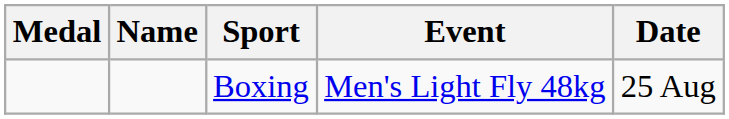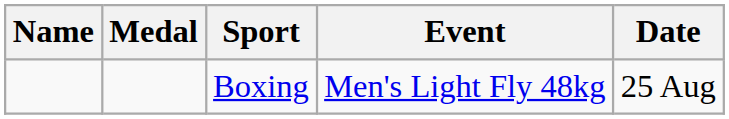columns swapped: (57, 31) <-> (157, 31)
